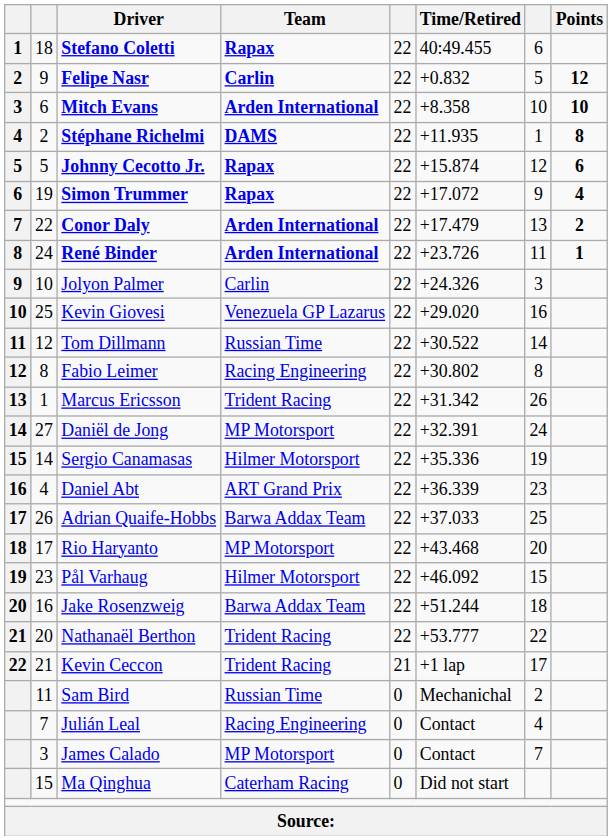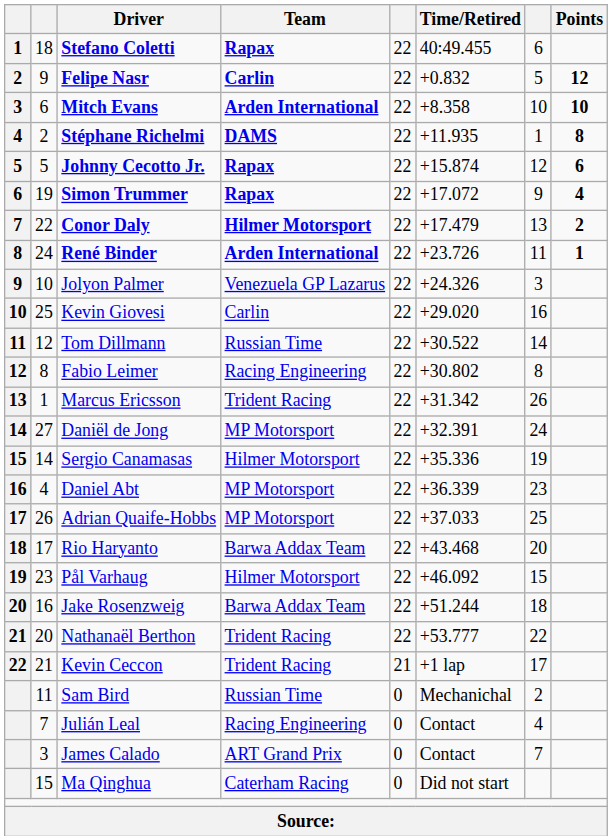(302, 224) Arden International -> (298, 224) Hilmer Motorsport
(247, 283) Carlin -> (305, 283) Venezuela GP Lazarus
(305, 312) Venezuela GP Lazarus -> (247, 312) Carlin
(283, 489) ART Grand Prix -> (279, 489) MP Motorsport
(295, 518) Barwa Addax Team -> (279, 518) MP Motorsport
(279, 547) MP Motorsport -> (295, 547) Barwa Addax Team
(279, 753) MP Motorsport -> (283, 753) ART Grand Prix
